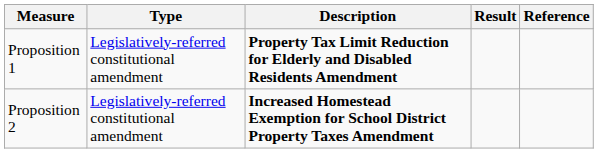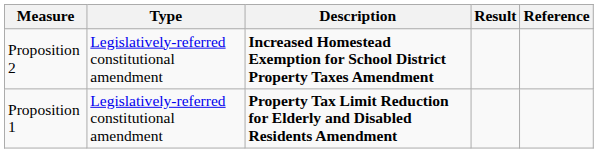rows swapped: (44, 58) <-> (44, 118)
